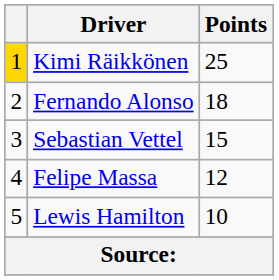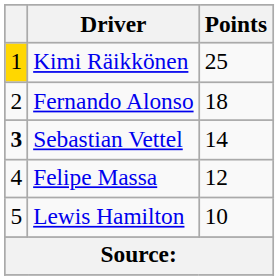(16, 139) normal -> (16, 139) bold
(216, 139) 15 -> (216, 139) 14
